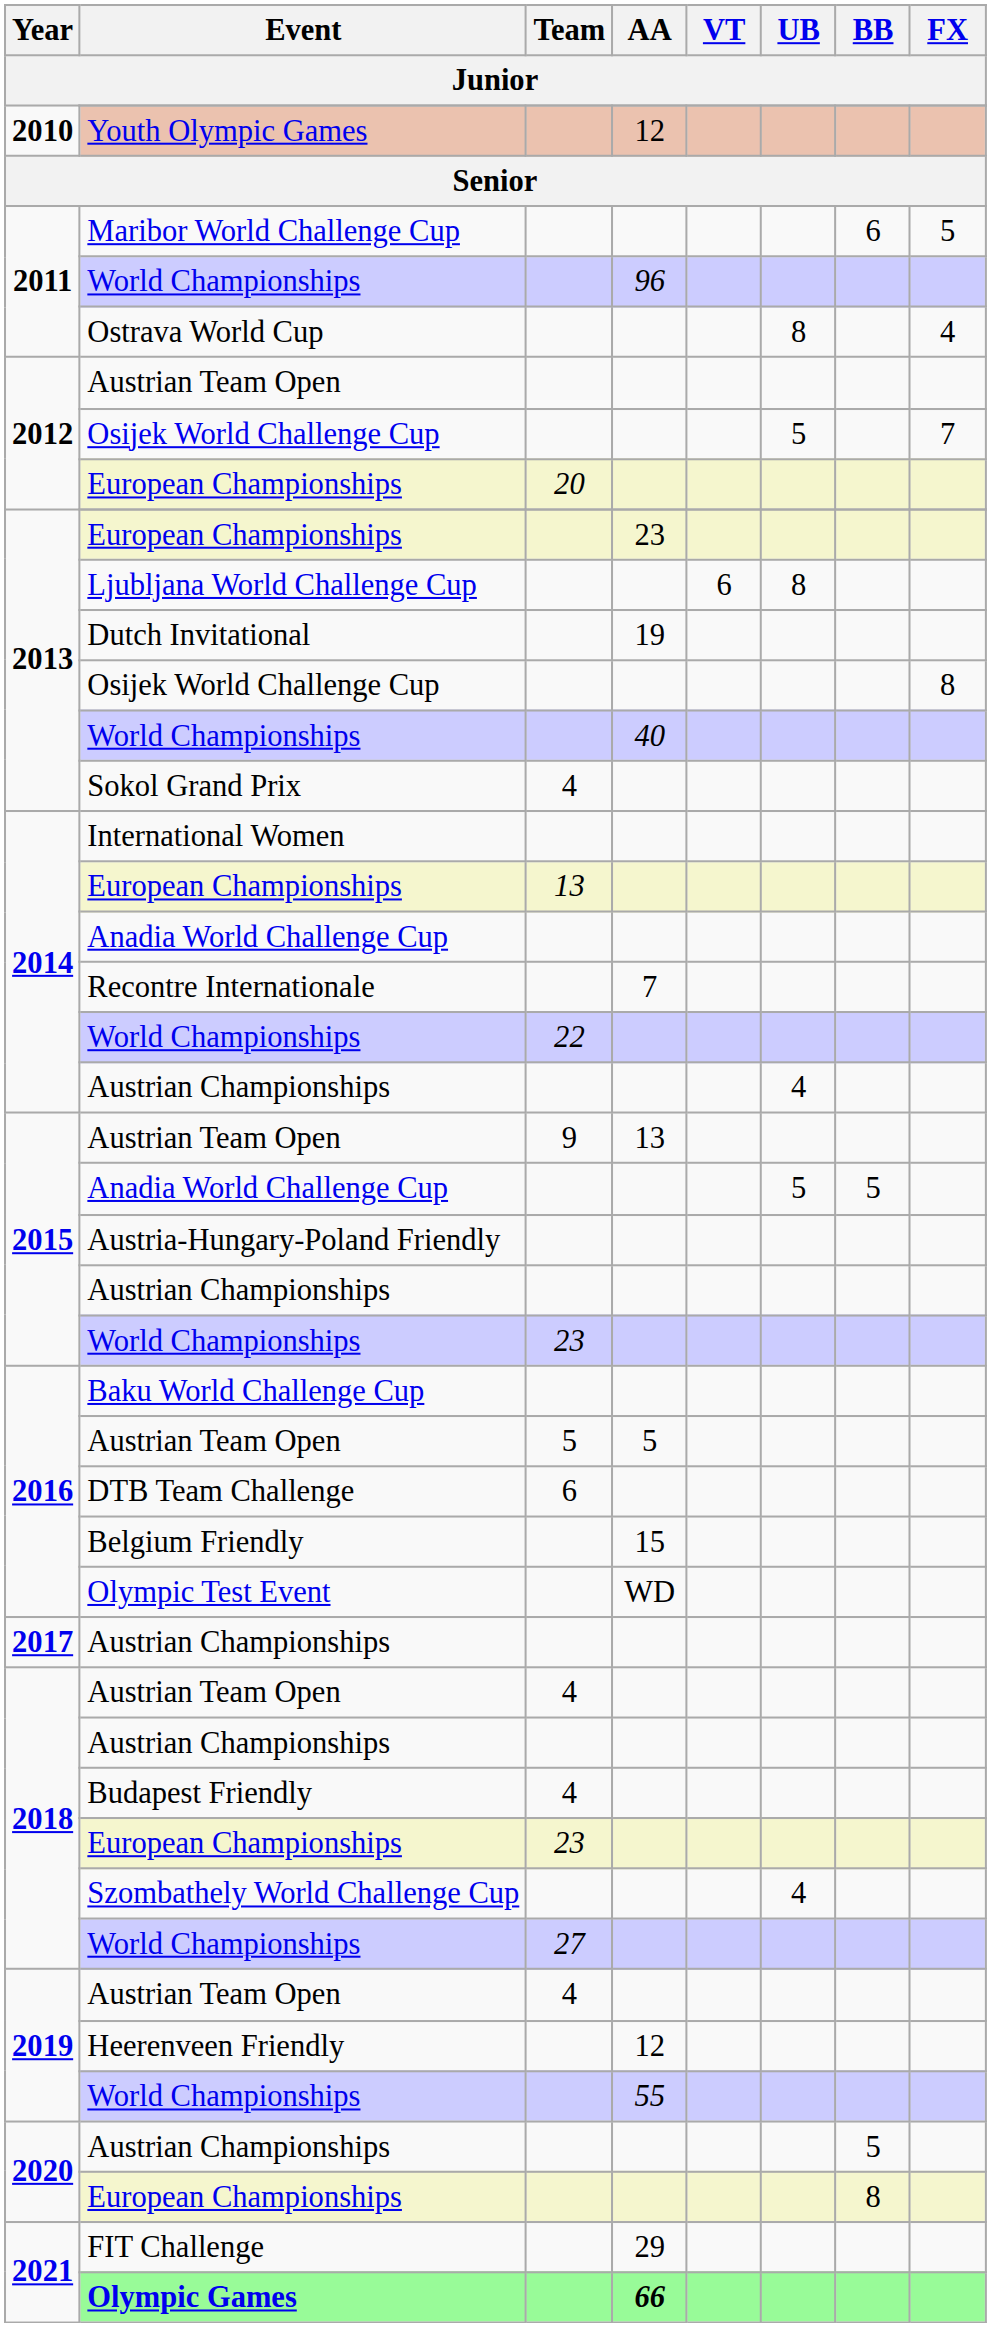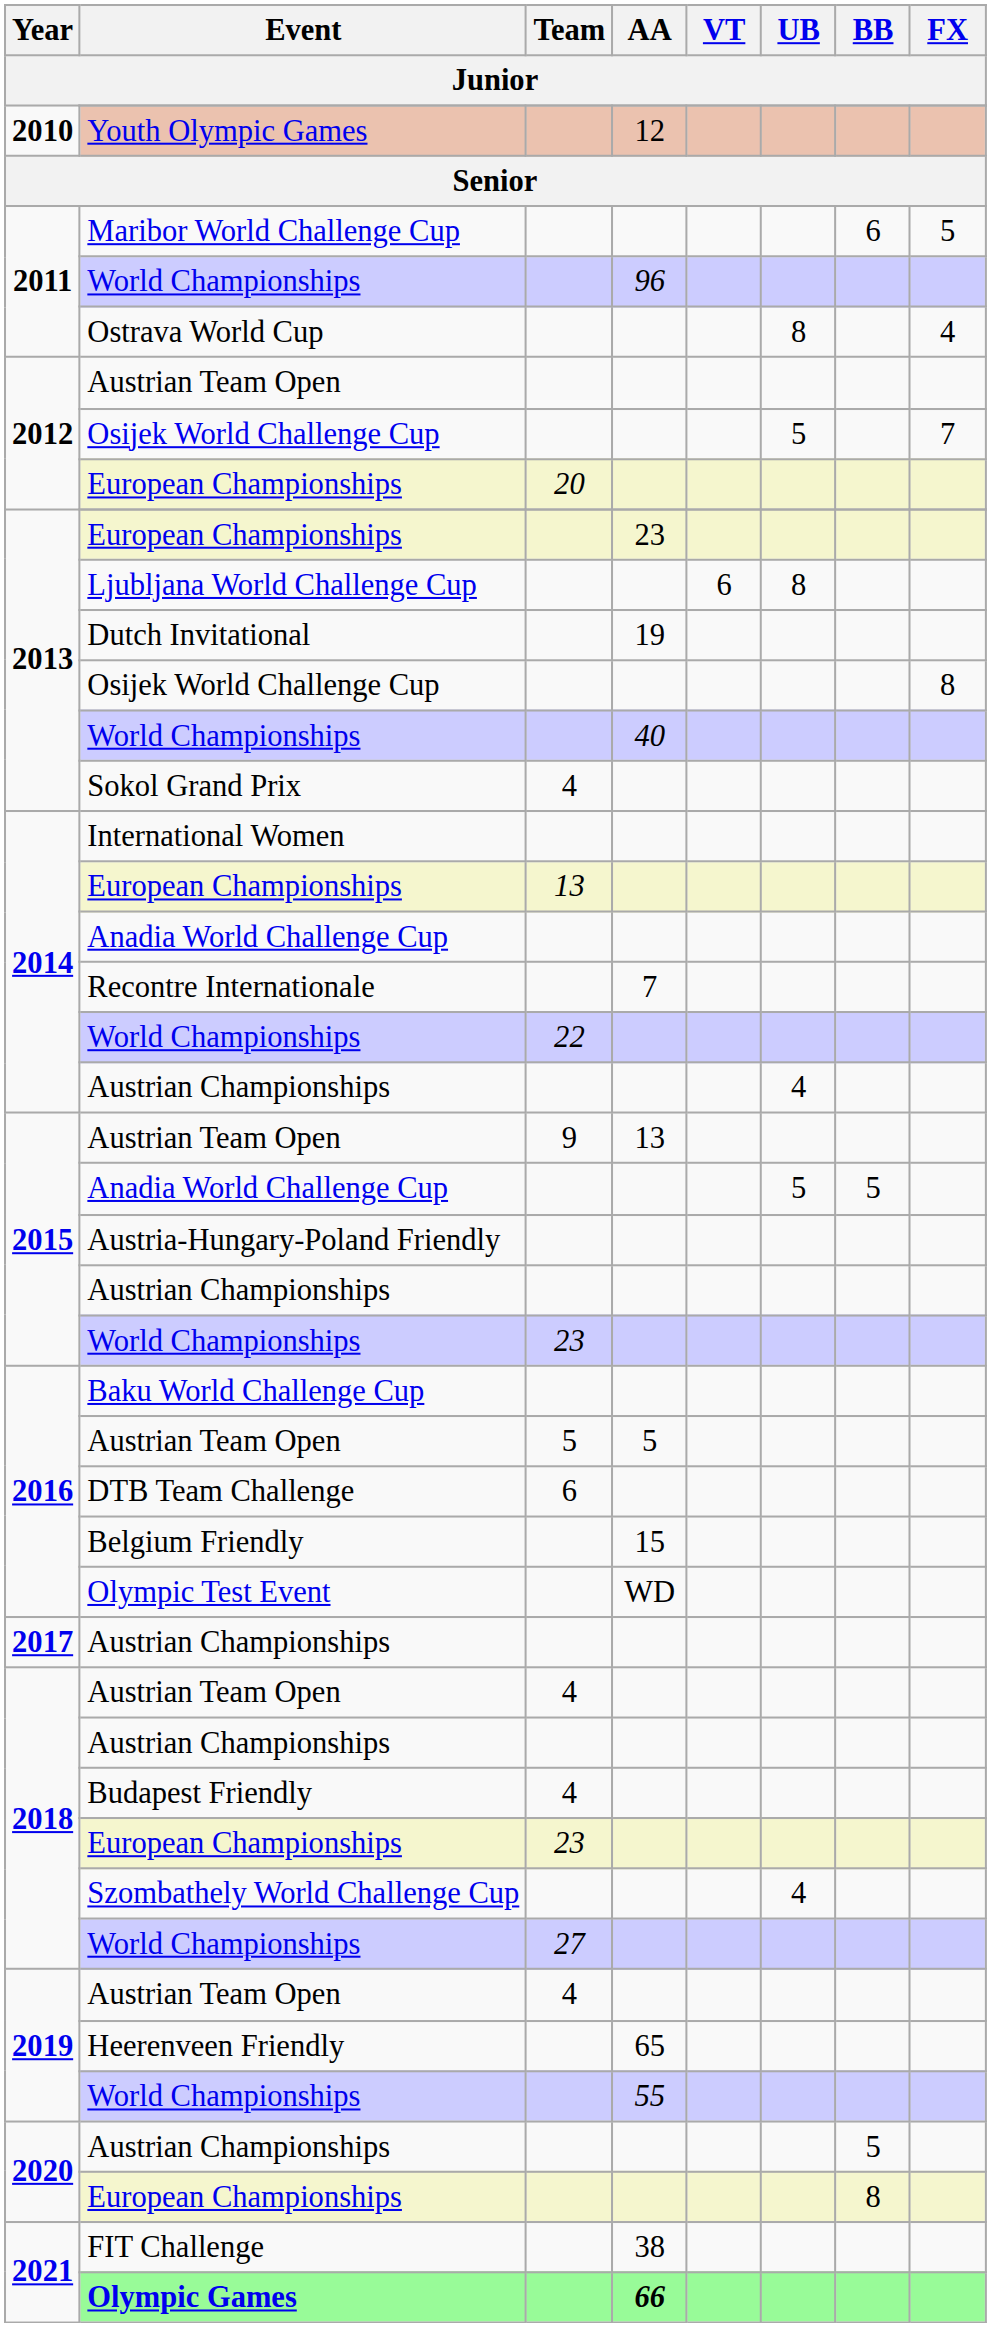(650, 2044) 12 -> (650, 2044) 65
(650, 2246) 29 -> (650, 2246) 38
